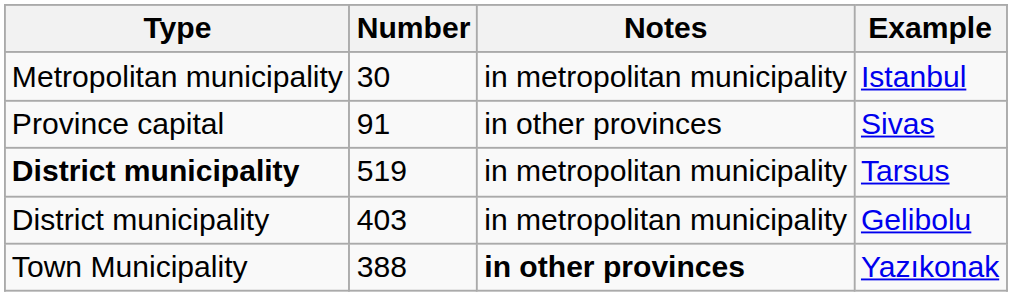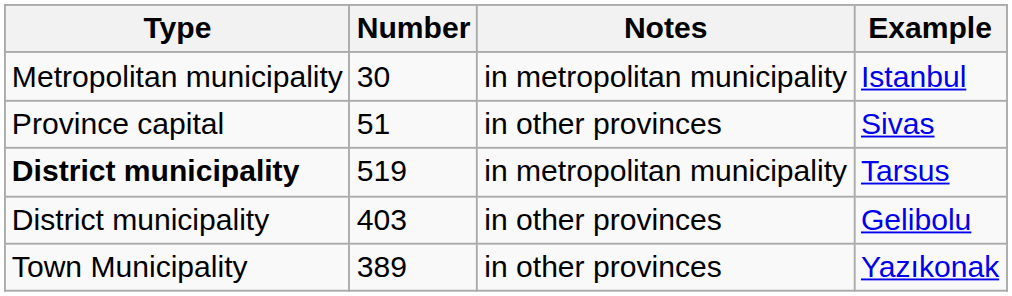(373, 123) 91 -> (373, 123) 51
(666, 219) in metropolitan municipality -> (603, 219) in other provinces
(382, 266) 388 -> (382, 266) 389
(615, 266) bold -> (603, 266) normal
